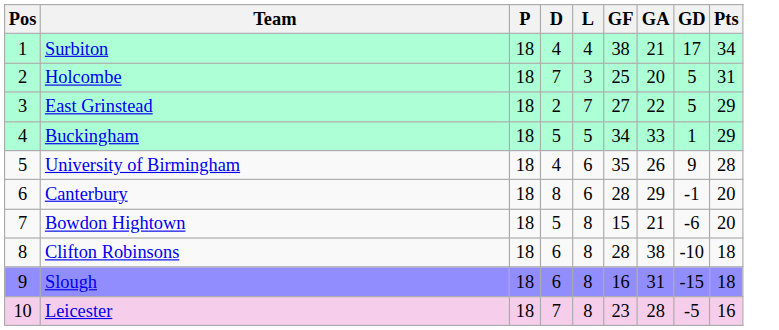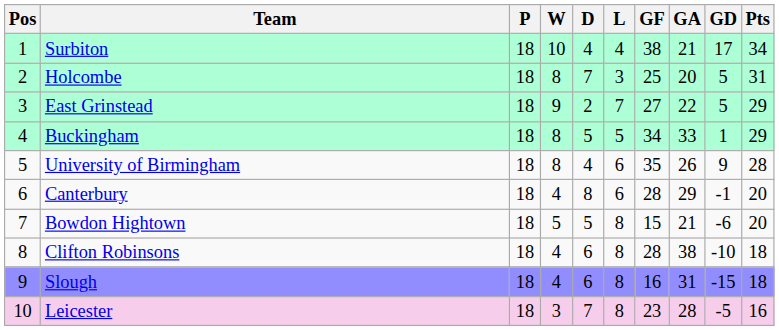+ column: (556, 19)
